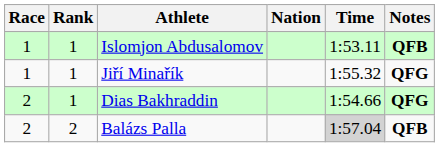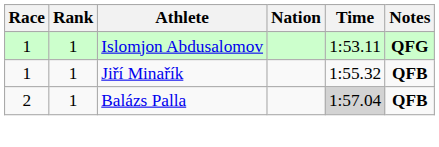(410, 45) QFB -> (410, 45) QFG
(410, 73) QFG -> (410, 73) QFB
- row: (160, 100)
(73, 127) 2 -> (73, 100) 1
